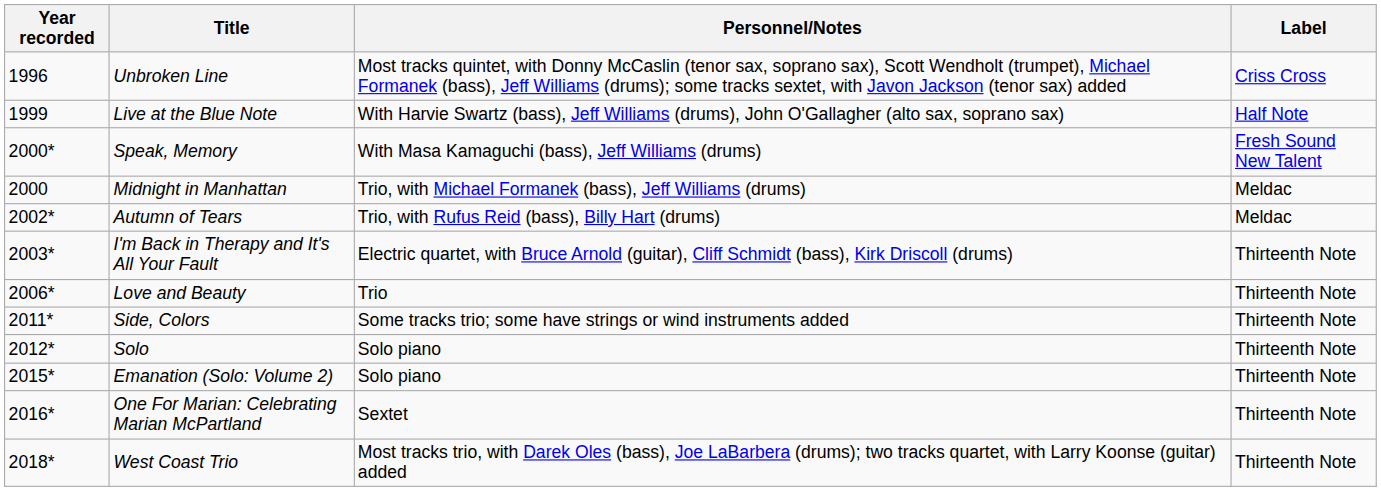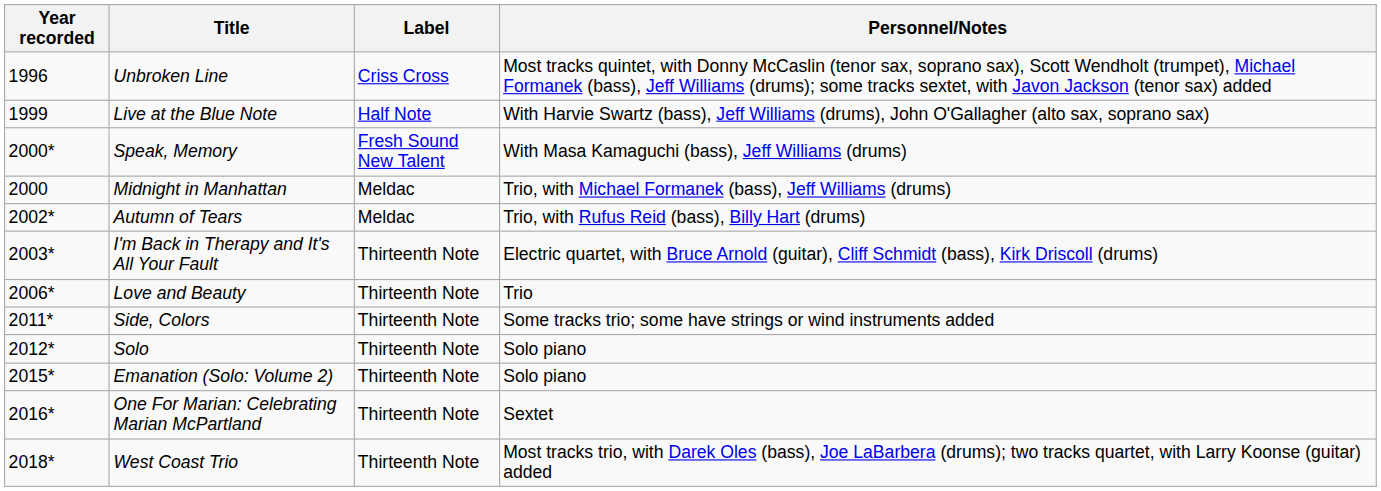columns swapped: (1304, 28) <-> (792, 28)
